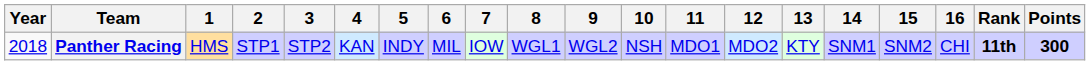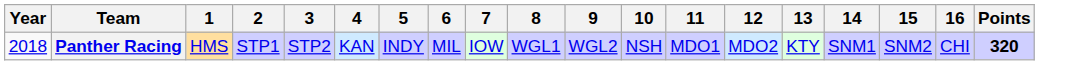- column: (999, 19)
(1055, 46) 300 -> (1004, 46) 320
